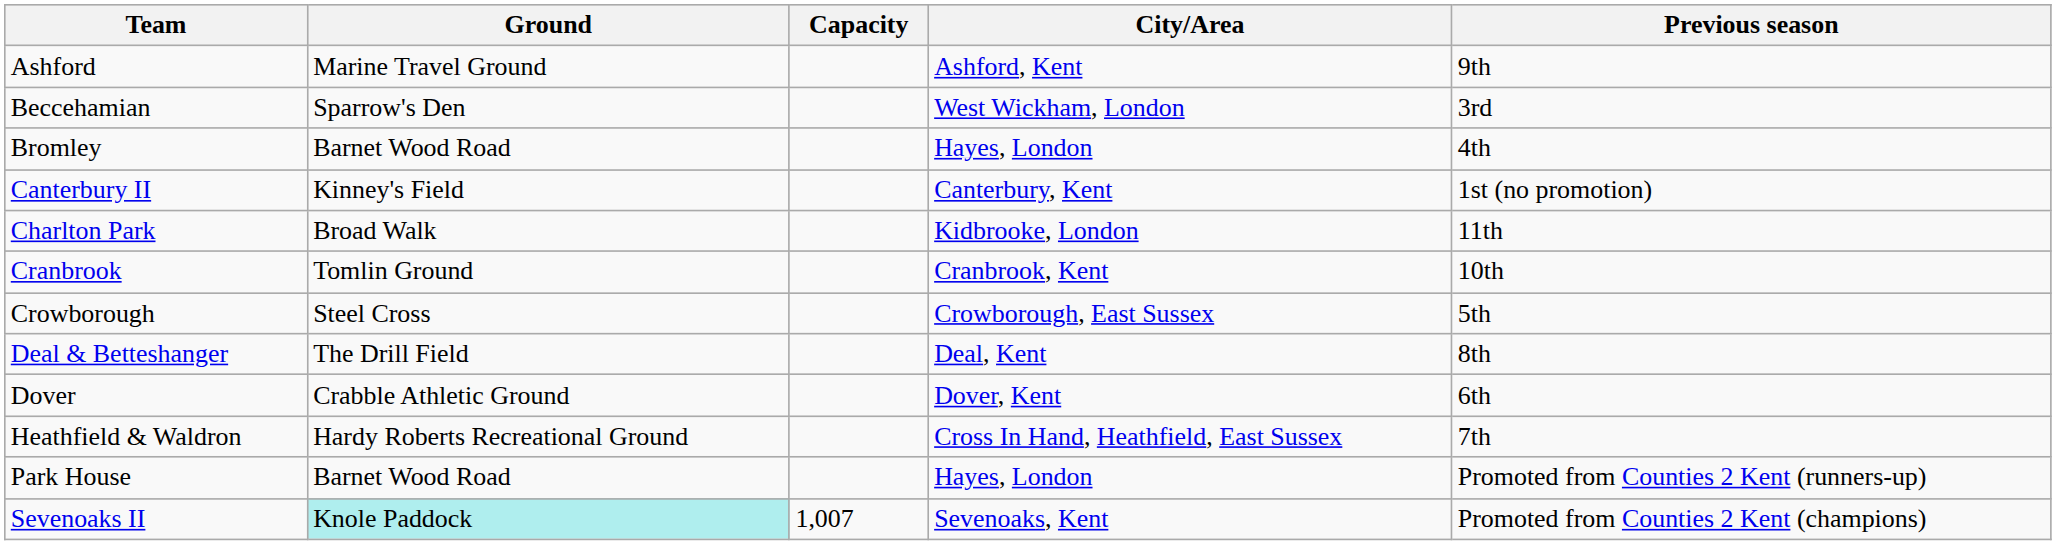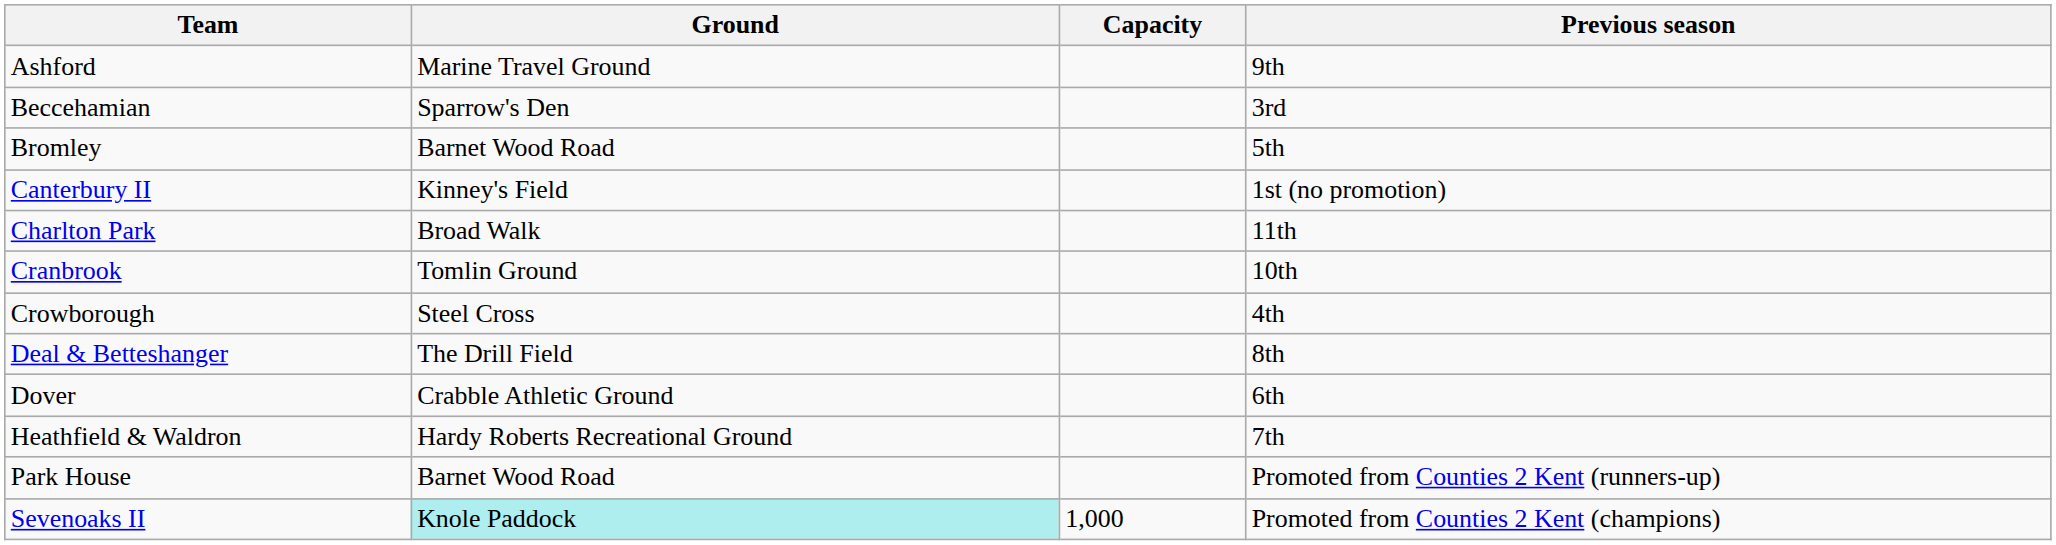- column: (1190, 25)
(1474, 148) 4th -> (1268, 148) 5th
(1474, 312) 5th -> (1268, 312) 4th
(825, 518) 1,007 -> (1094, 518) 1,000
